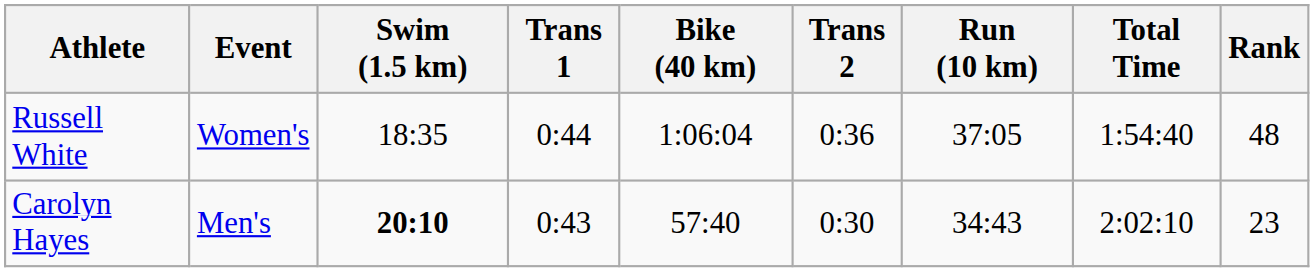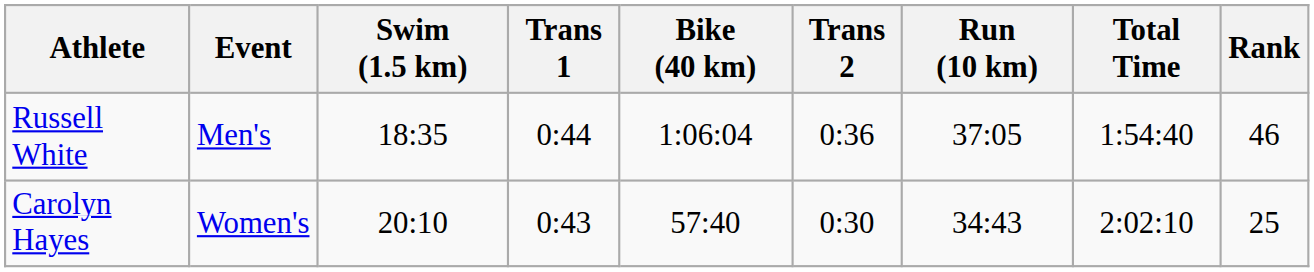(253, 135) Women's -> (234, 135) Men's
(1264, 135) 48 -> (1264, 135) 46
(234, 222) Men's -> (253, 222) Women's
(413, 222) bold -> (413, 222) normal
(1264, 222) 23 -> (1264, 222) 25
